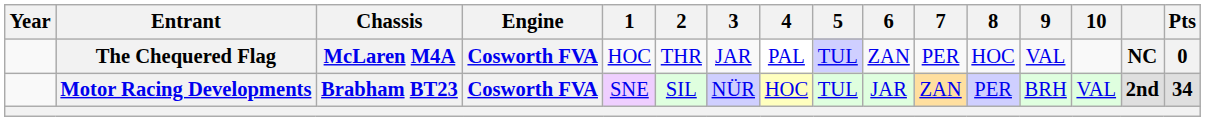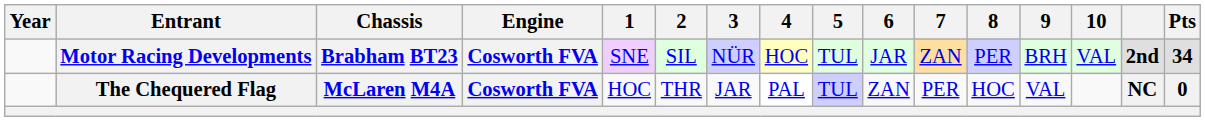rows swapped: (186, 89) <-> (186, 55)
